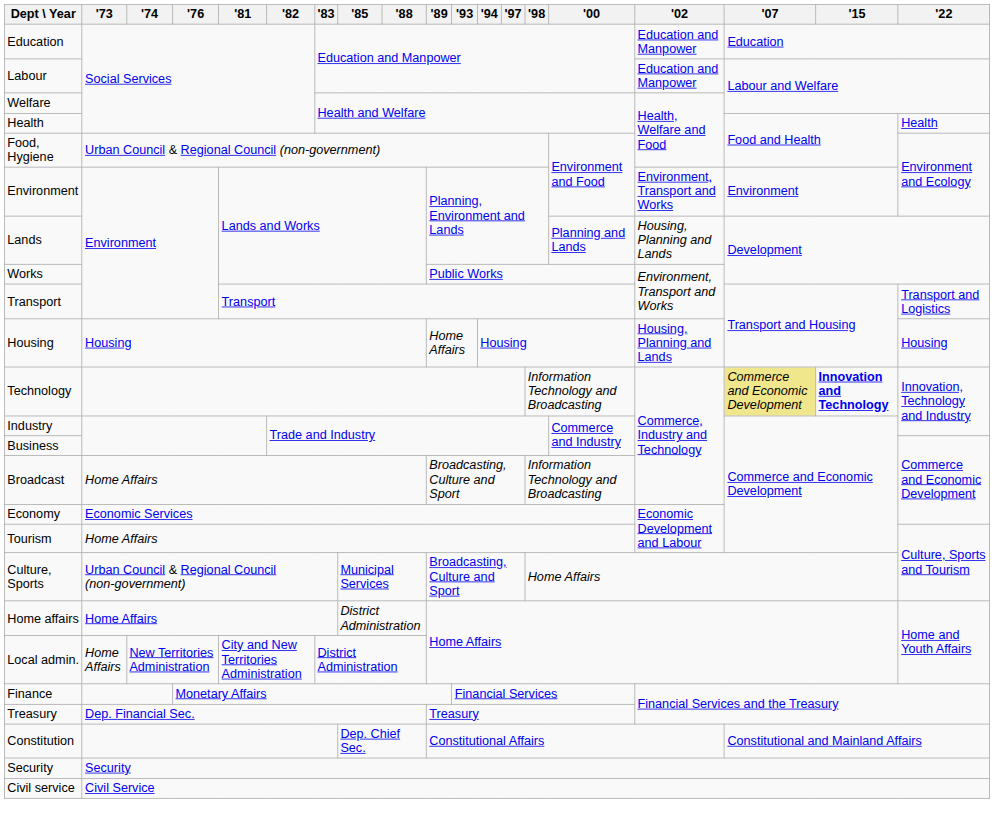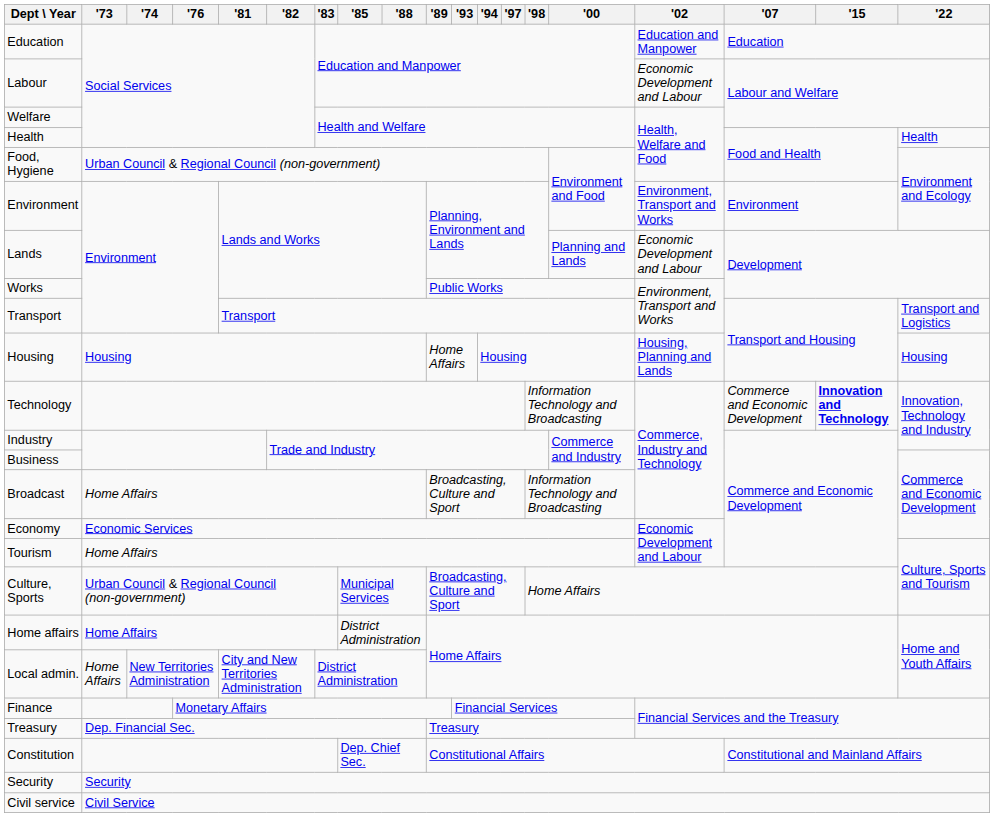(678, 75) Education and Manpower -> (675, 83) Economic Development and Labour
(674, 240) Housing, Planning and Lands -> (675, 254) Economic Development and Labour
(767, 391) khaki background -> (767, 405) no background
